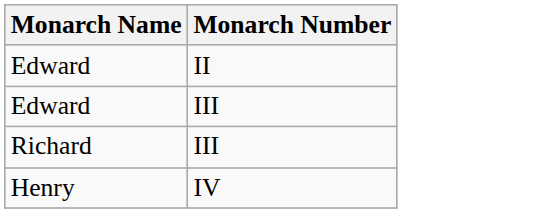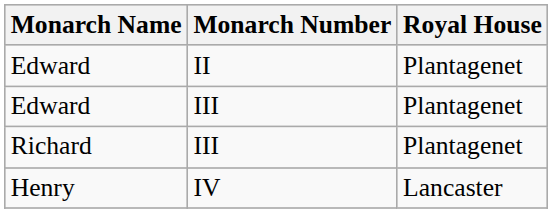+ column: (472, 24)
